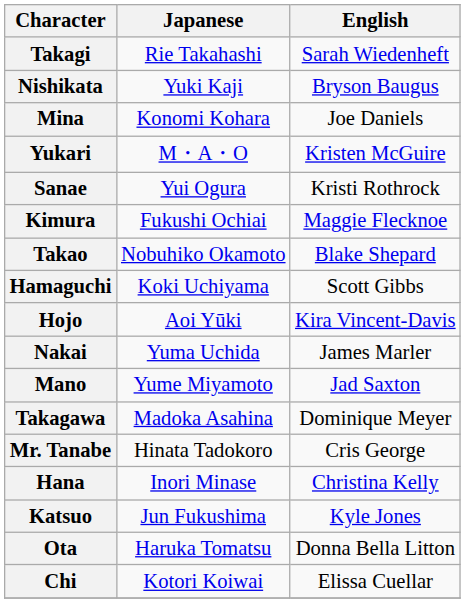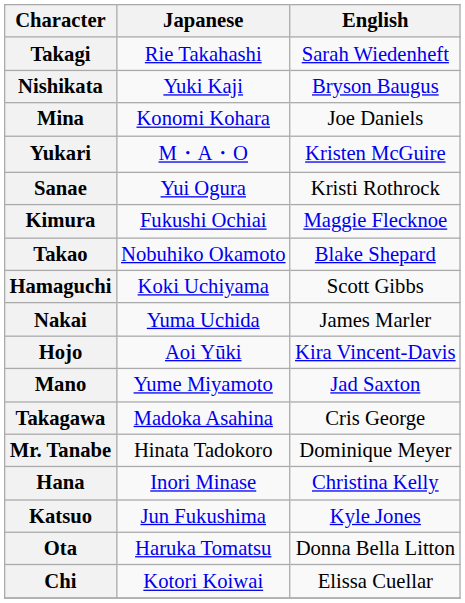rows swapped: (60, 319) <-> (60, 352)
(375, 417) Dominique Meyer -> (375, 417) Cris George
(375, 450) Cris George -> (375, 450) Dominique Meyer
